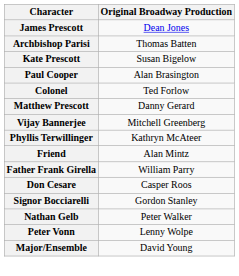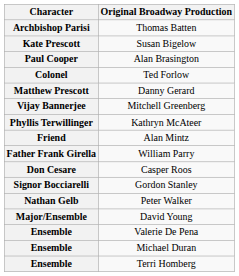- row: (166, 28)
- row: (166, 232)
+ row: (166, 232)
+ row: (166, 248)
+ row: (166, 264)
